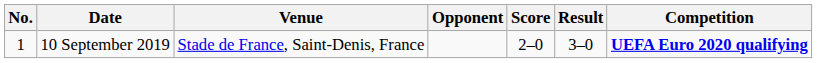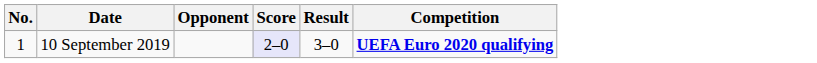- column: (301, 17)
(531, 44) no background -> (276, 44) lavender background
